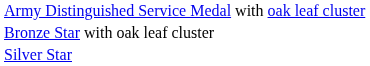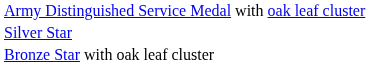rows swapped: (38, 54) <-> (109, 32)
